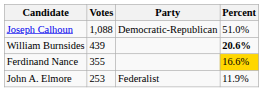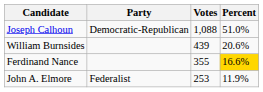columns swapped: (168, 12) <-> (101, 12)
(236, 45) bold -> (236, 45) normal
